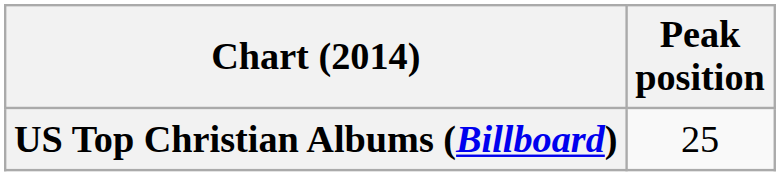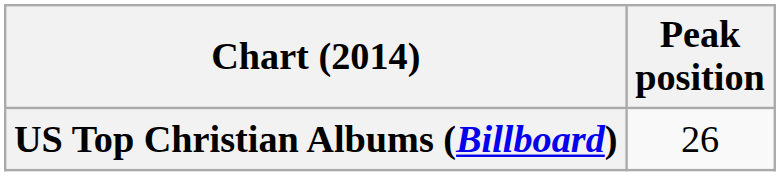(700, 138) 25 -> (700, 138) 26
